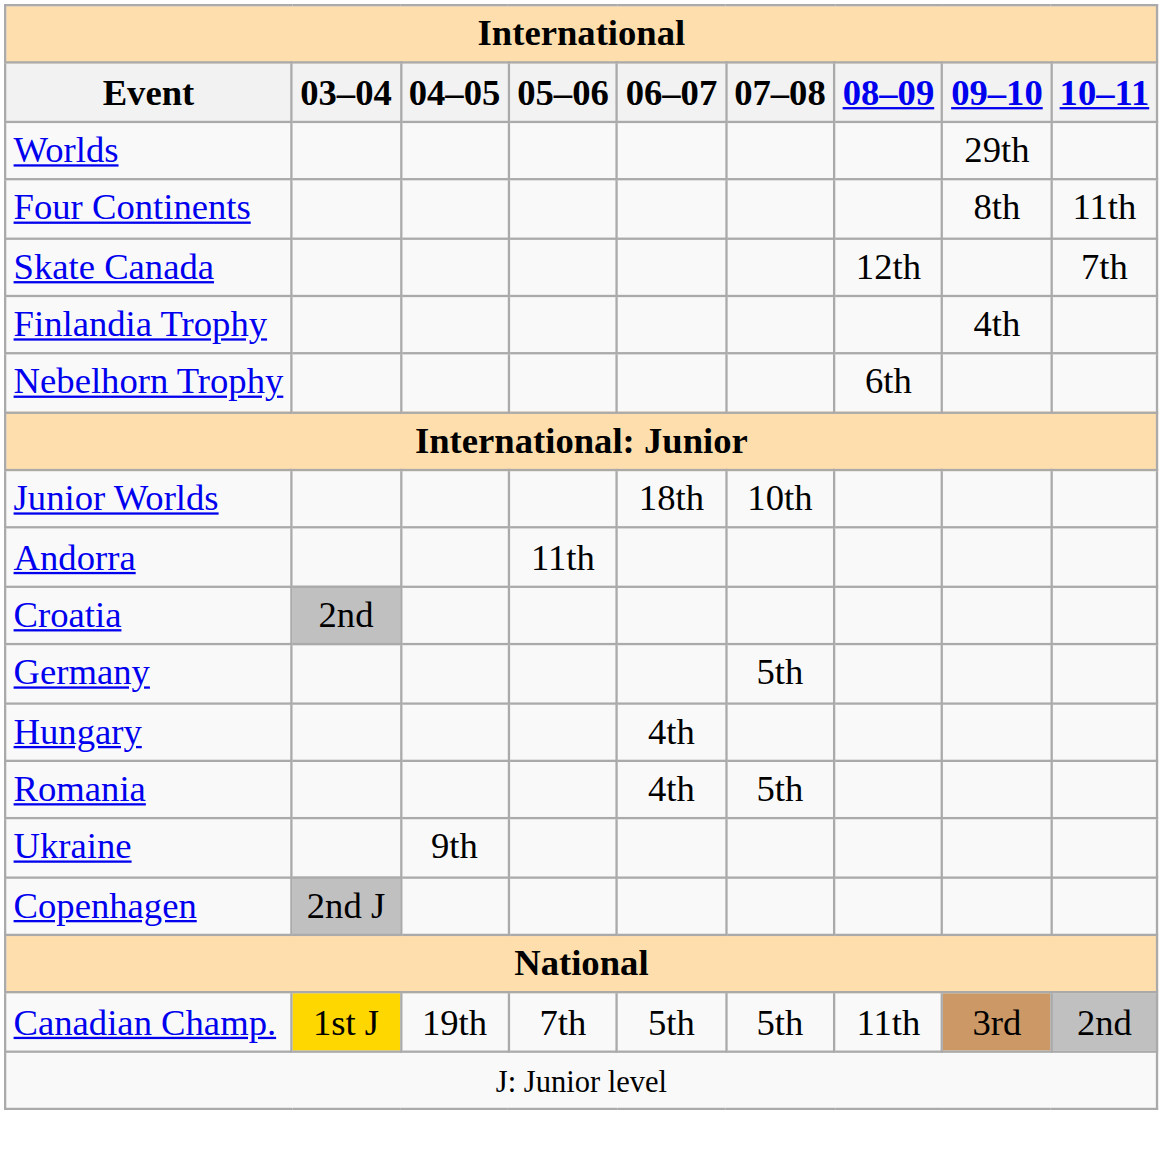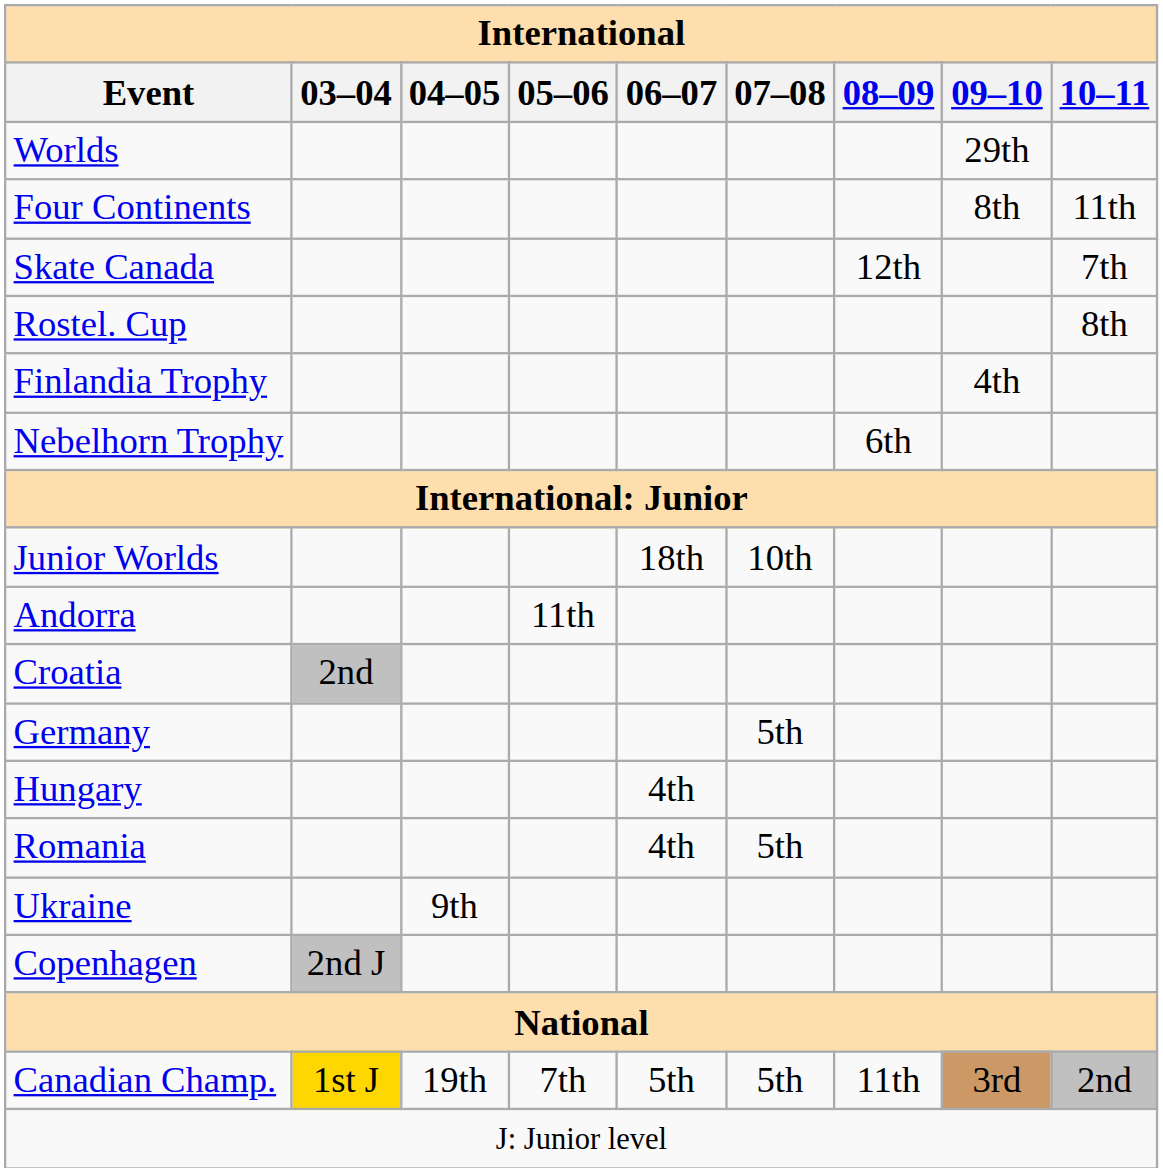+ row: (100, 324)
